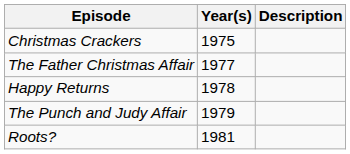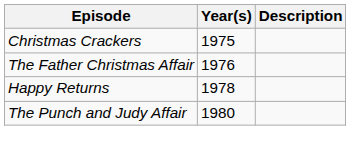(218, 64) 1977 -> (218, 64) 1976
(218, 112) 1979 -> (218, 112) 1980
- row: (32, 137)
